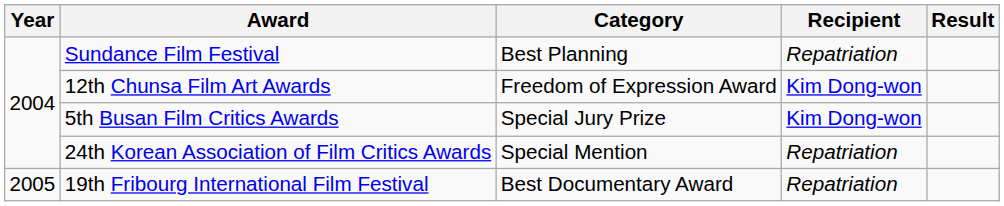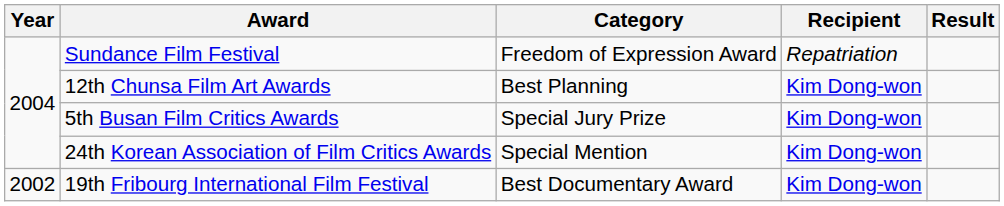(564, 53) Best Planning -> (639, 53) Freedom of Expression Award
(639, 86) Freedom of Expression Award -> (564, 86) Best Planning
(842, 151) Repatriation -> (854, 151) Kim Dong-won
(32, 184) 2005 -> (32, 184) 2002
(842, 184) Repatriation -> (854, 184) Kim Dong-won
